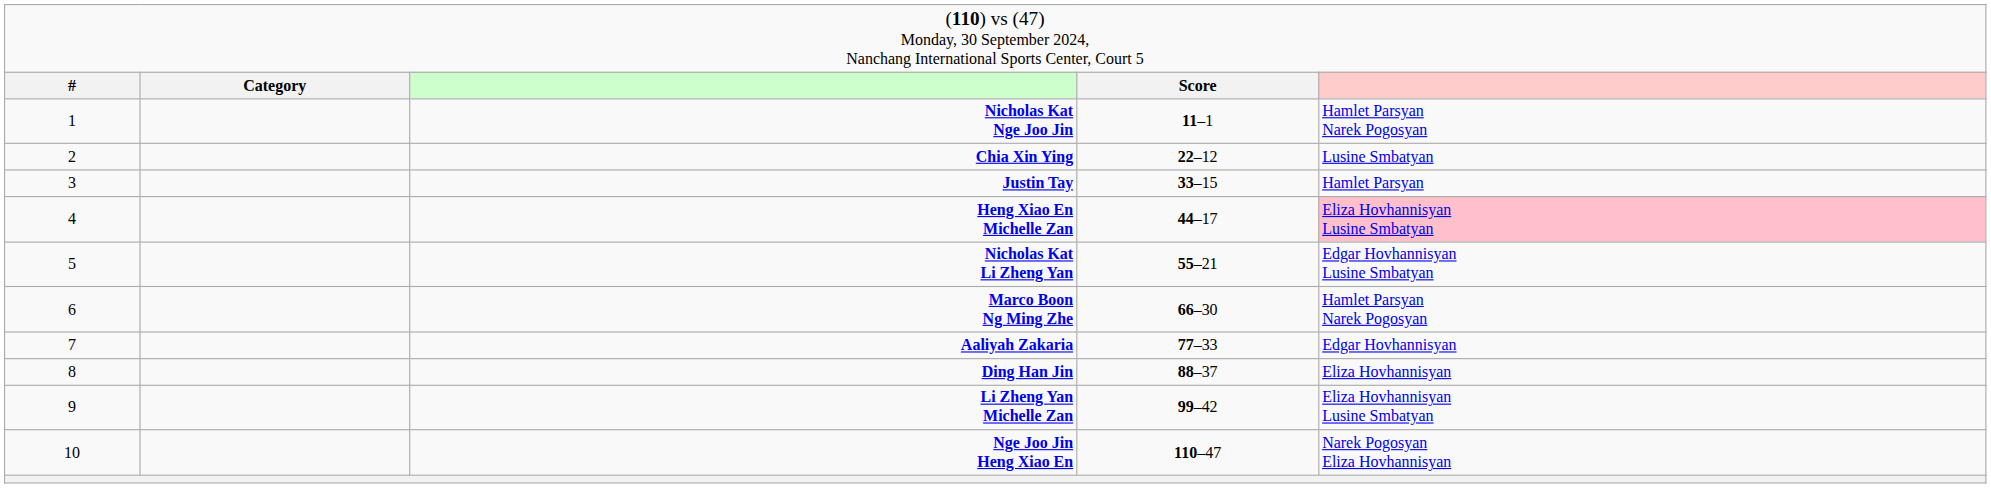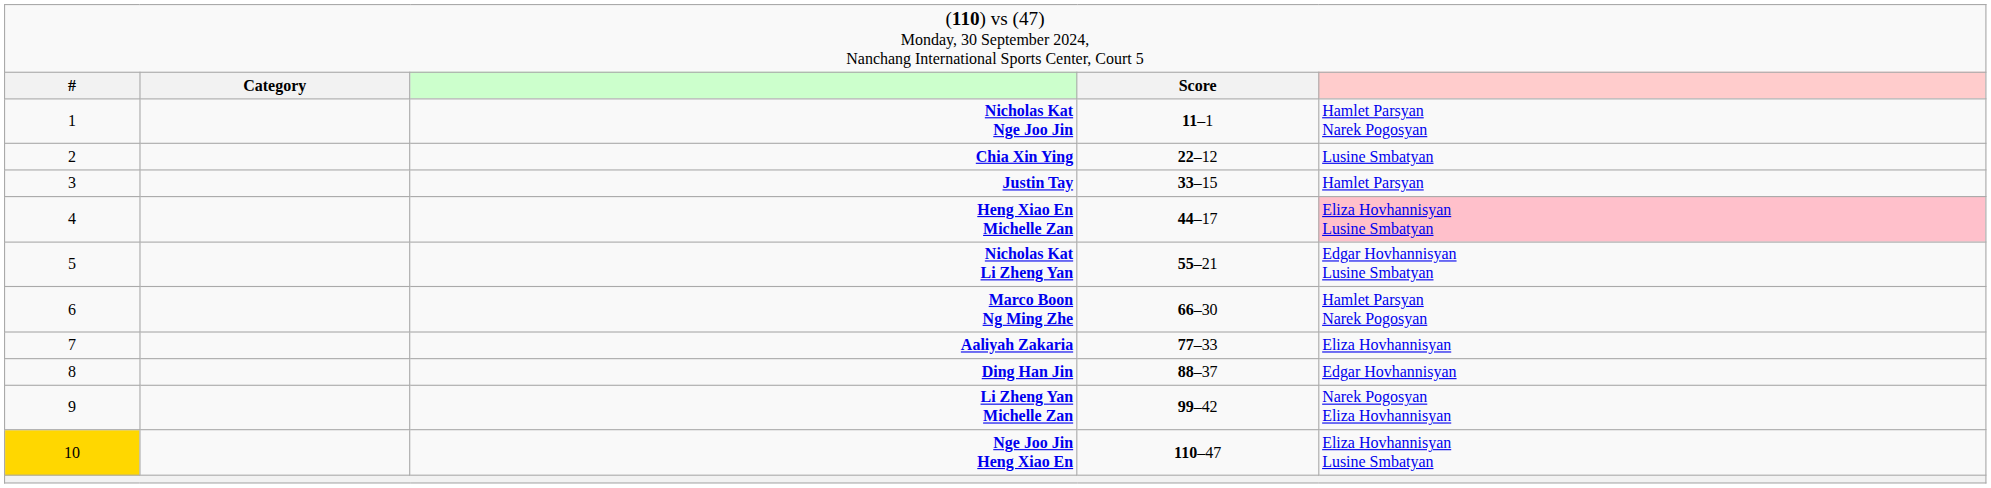(1389, 345) Edgar Hovhannisyan -> (1387, 345) Eliza Hovhannisyan
(1387, 371) Eliza Hovhannisyan -> (1389, 371) Edgar Hovhannisyan
(1387, 407) Eliza Hovhannisyan Lusine Smbatyan -> (1387, 407) Narek Pogosyan Eliza Hovhannisyan
(72, 452) no background -> (72, 452) gold background
(1387, 452) Narek Pogosyan Eliza Hovhannisyan -> (1387, 452) Eliza Hovhannisyan Lusine Smbatyan
